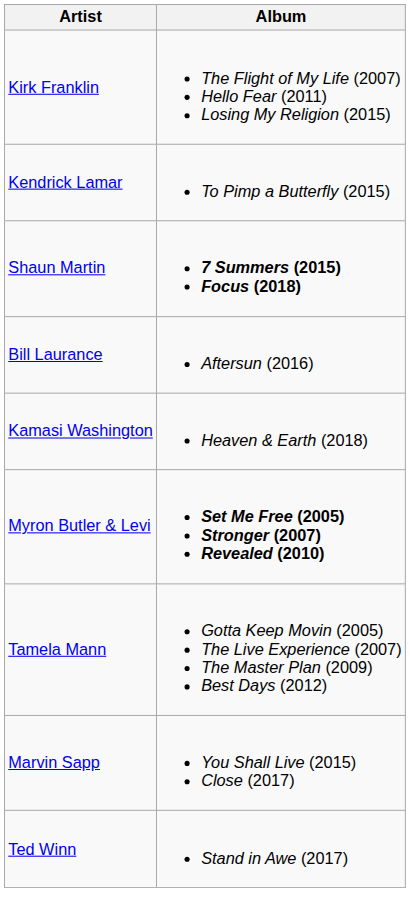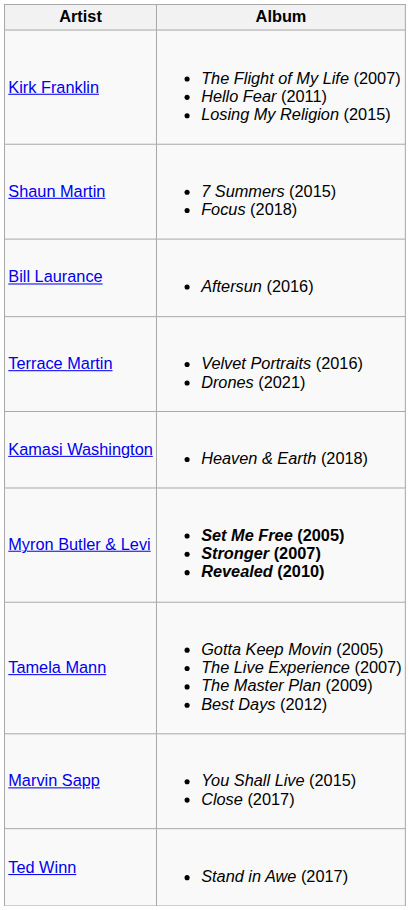- row: (65, 182)
(281, 278) bold -> (281, 201) normal
+ row: (60, 363)
